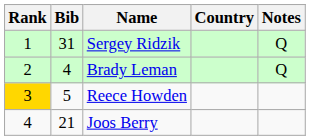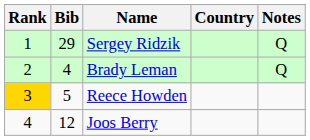(67, 43) 31 -> (67, 43) 29
(67, 122) 21 -> (67, 122) 12
